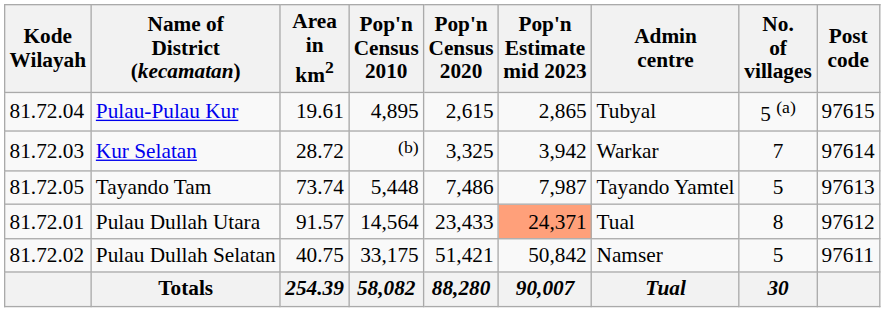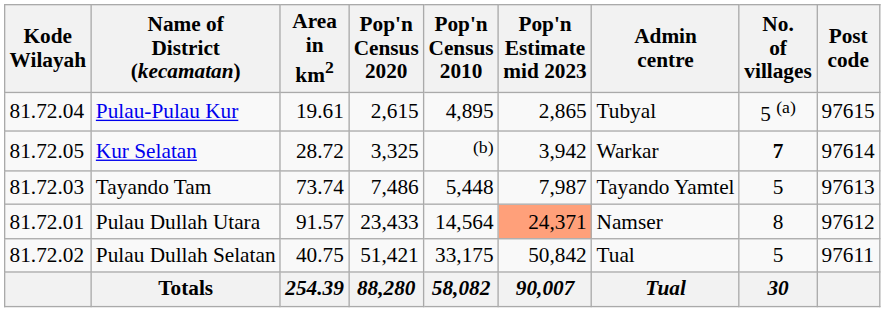columns swapped: (386, 48) <-> (461, 48)
(47, 151) 81.72.03 -> (47, 151) 81.72.05
(778, 151) normal -> (778, 151) bold
(47, 187) 81.72.05 -> (47, 187) 81.72.03
(616, 221) Tual -> (630, 221) Namser
(630, 255) Namser -> (616, 255) Tual
